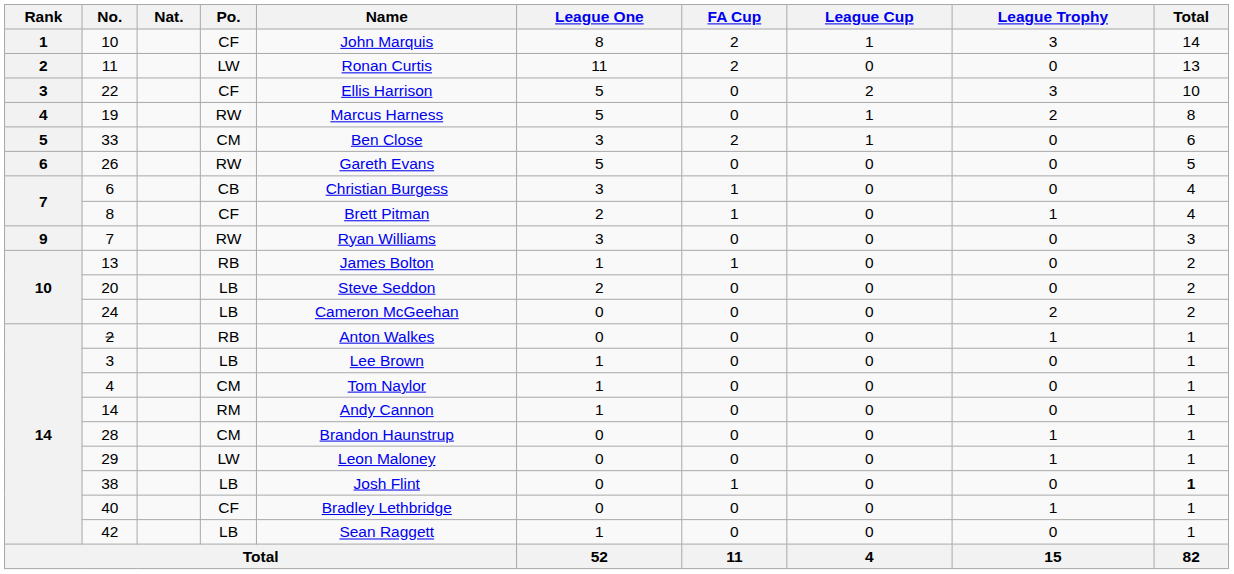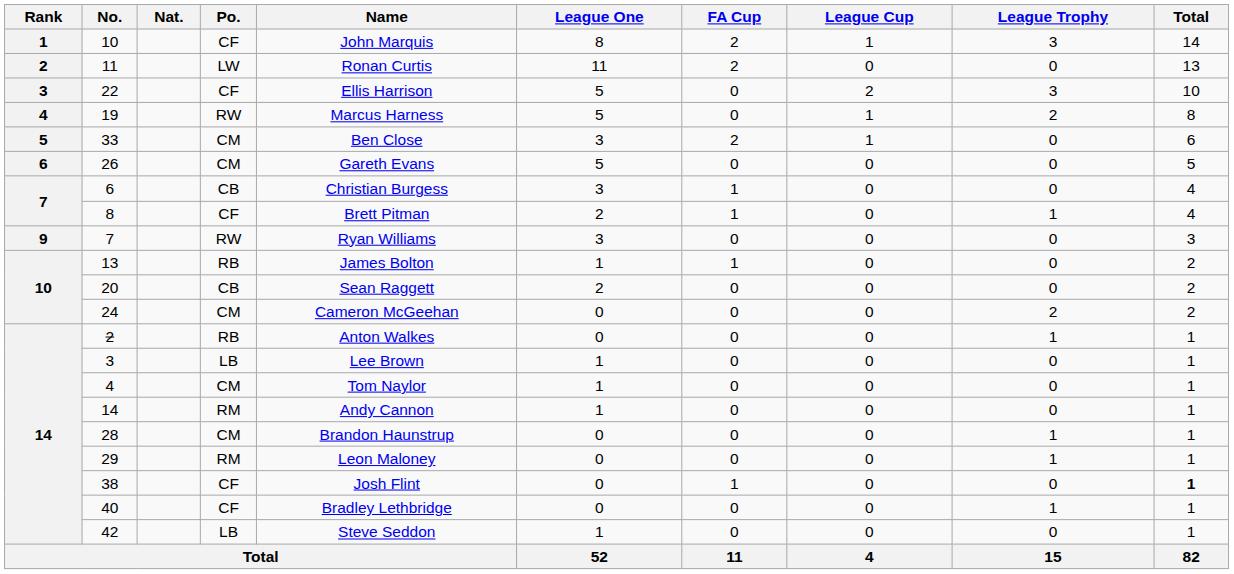(229, 164) RW -> (229, 164) CM
(229, 287) LB -> (229, 287) CB
(387, 287) Steve Seddon -> (387, 287) Sean Raggett
(229, 311) LB -> (229, 311) CM
(229, 459) LW -> (229, 459) RM
(229, 483) LB -> (229, 483) CF
(387, 532) Sean Raggett -> (387, 532) Steve Seddon
